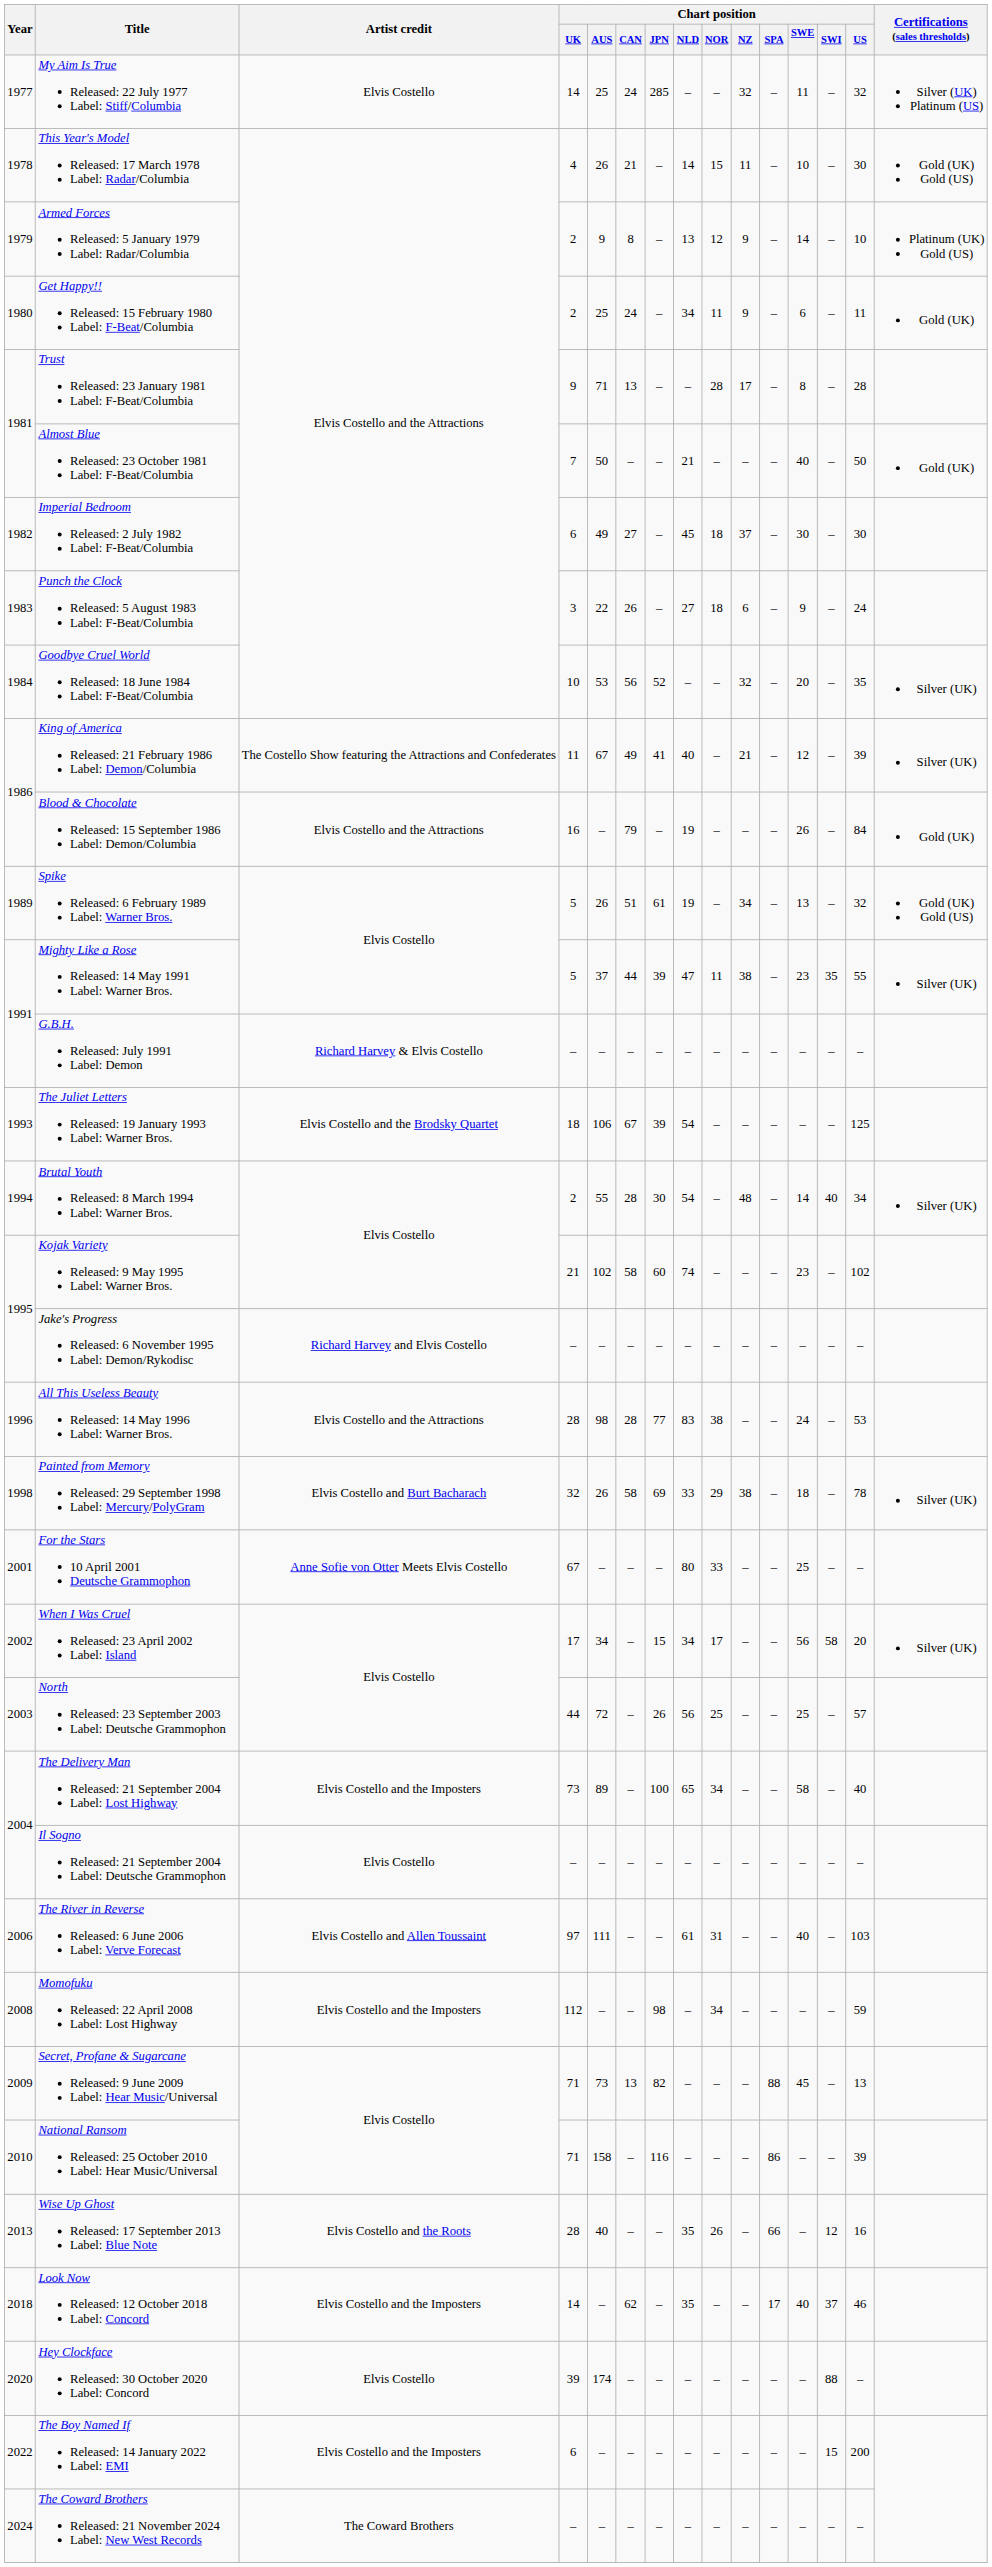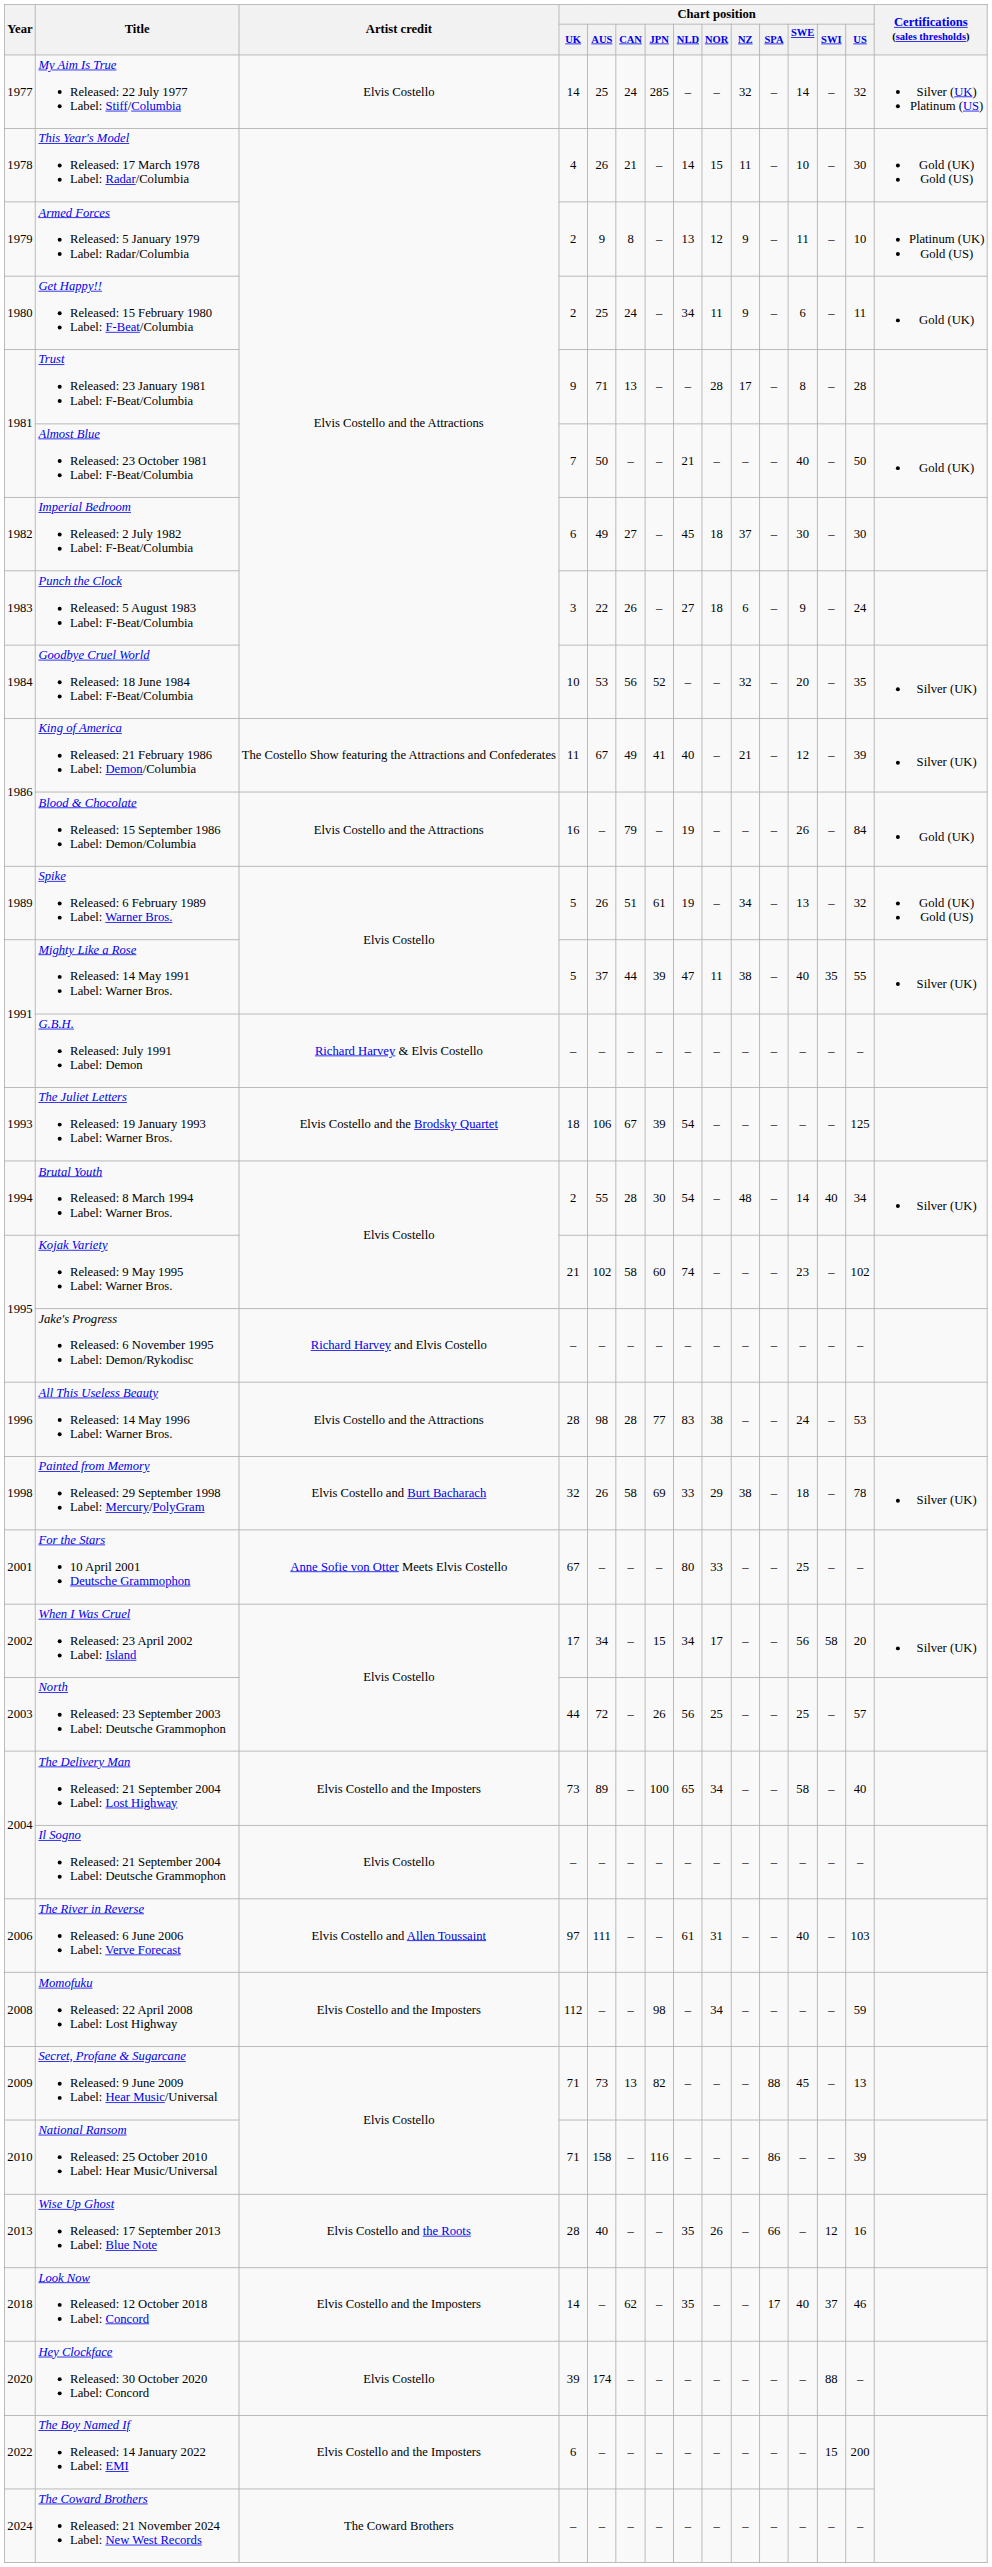(803, 91) 11 -> (803, 91) 14
(803, 239) 14 -> (803, 239) 11
(803, 976) 23 -> (803, 976) 40
